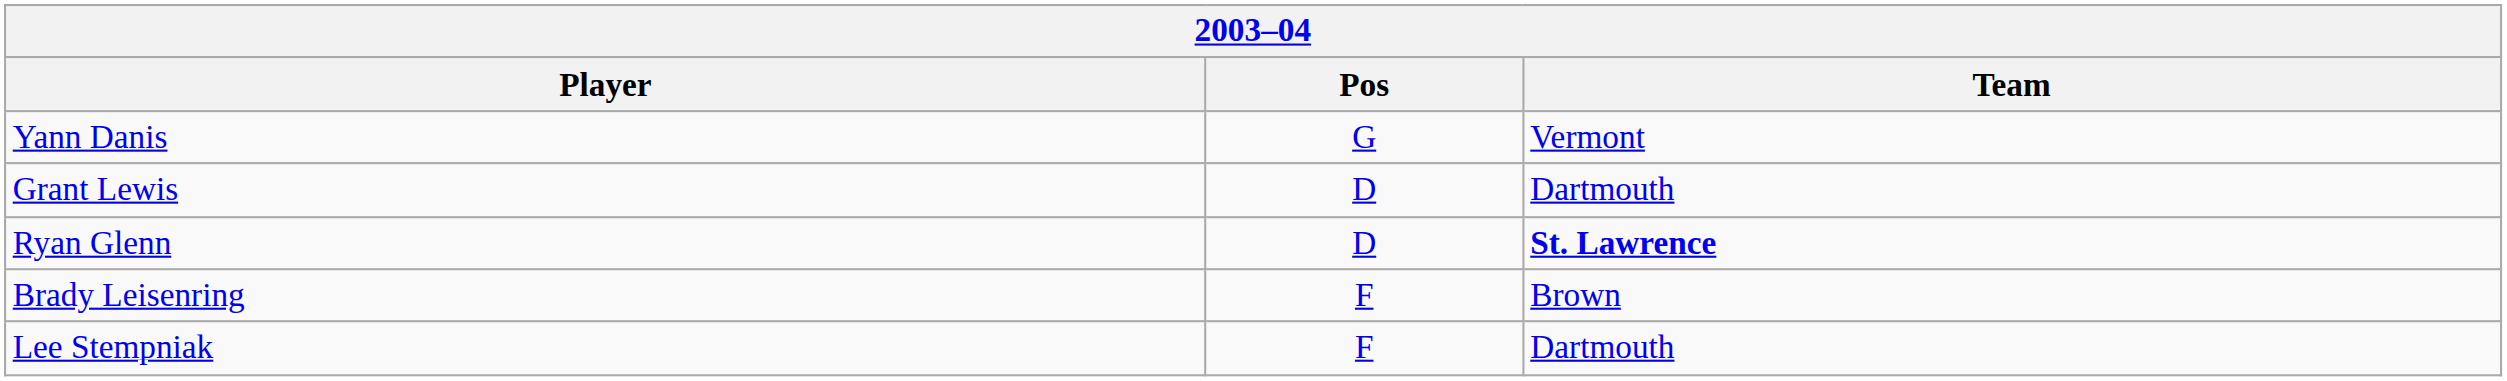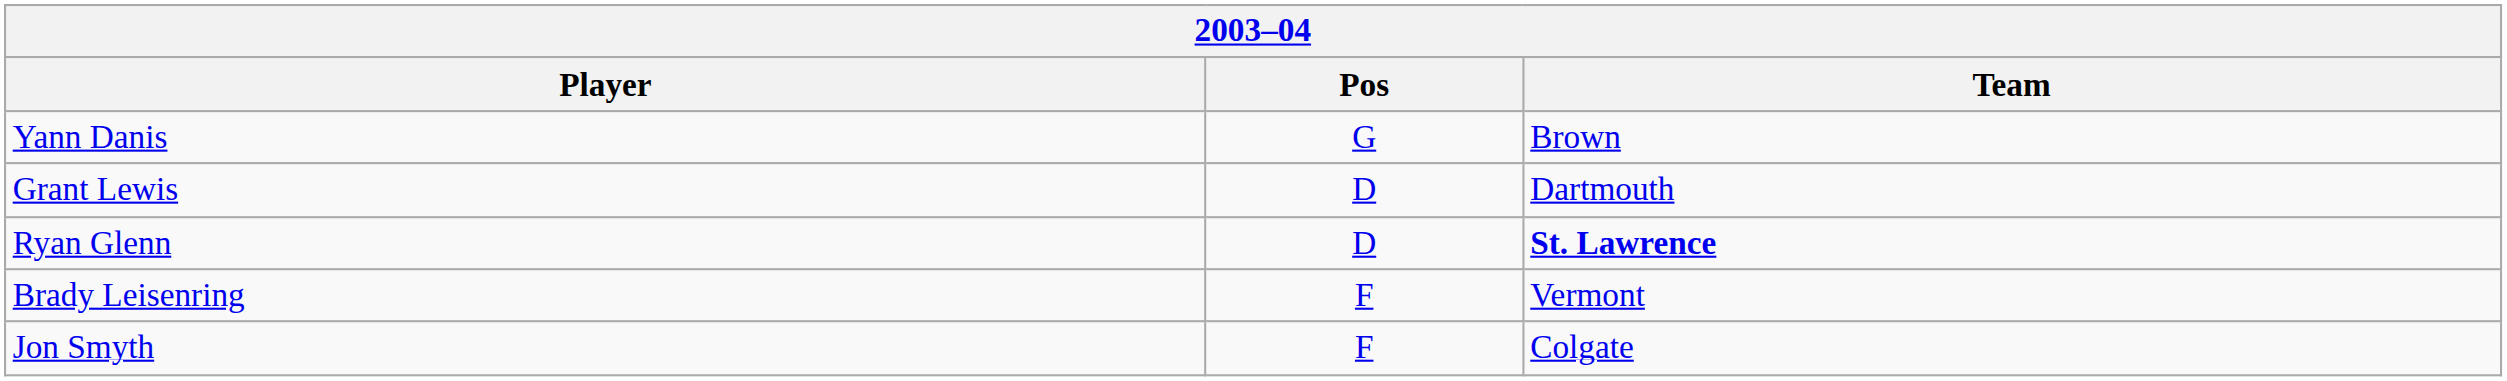(1588, 136) Vermont -> (1576, 136) Brown
(1576, 294) Brown -> (1588, 294) Vermont
- row: (113, 347)
+ row: (83, 347)
